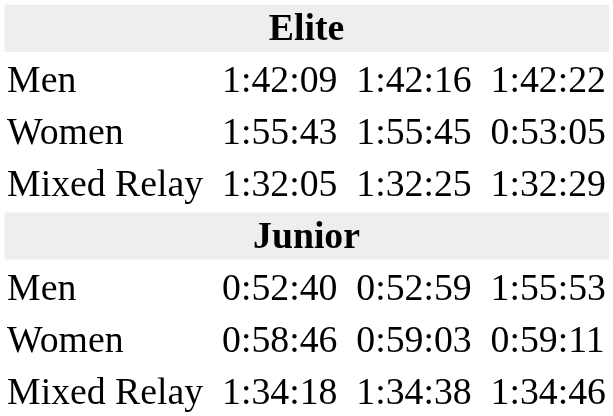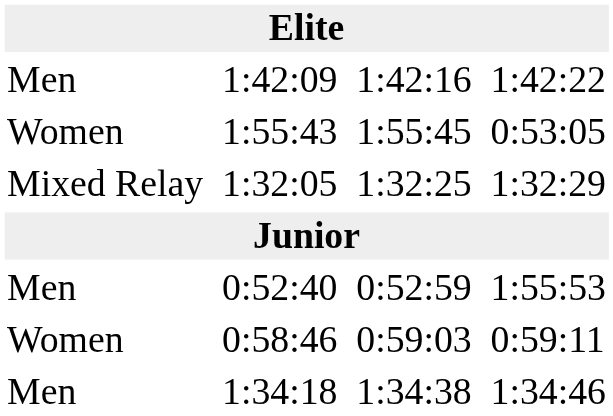(105, 391) Mixed Relay -> (42, 391) Men
